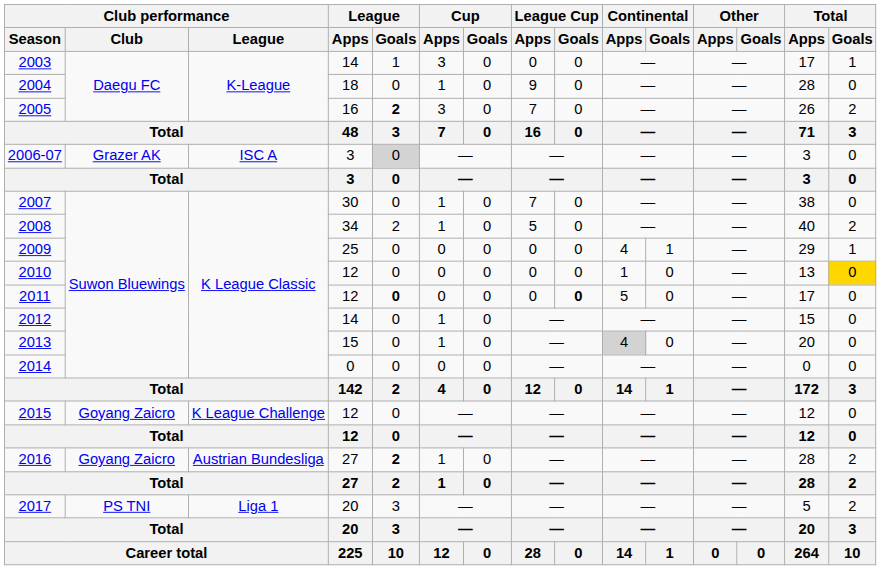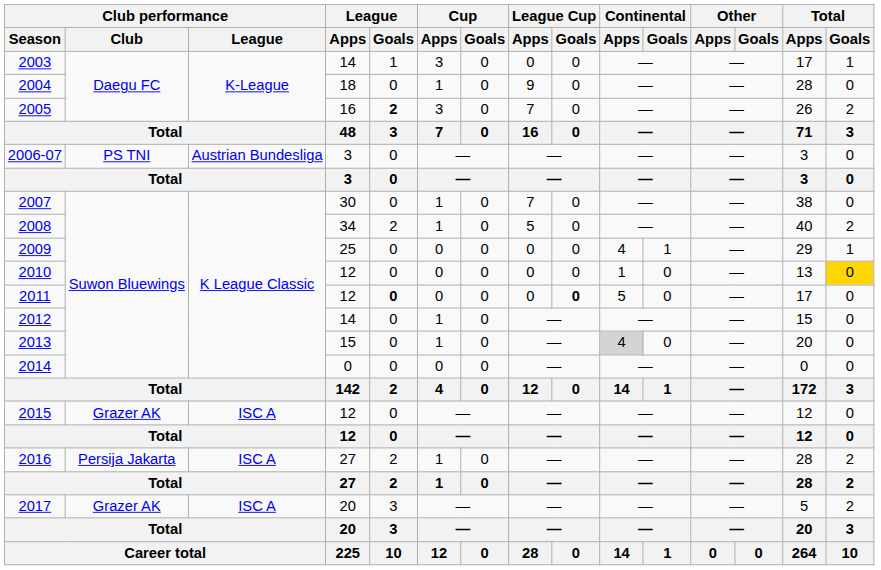(127, 156) Grazer AK -> (127, 156) PS TNI
(258, 156) ISC A -> (257, 156) Austrian Bundesliga
(396, 156) lightgrey background -> (393, 156) no background
(127, 413) Goyang Zaicro -> (127, 413) Grazer AK
(258, 413) K League Challenge -> (257, 413) ISC A
(127, 459) Goyang Zaicro -> (127, 459) Persija Jakarta
(258, 459) Austrian Bundesliga -> (257, 459) ISC A
(396, 459) bold -> (393, 459) normal
(127, 506) PS TNI -> (127, 506) Grazer AK
(258, 506) Liga 1 -> (257, 506) ISC A
